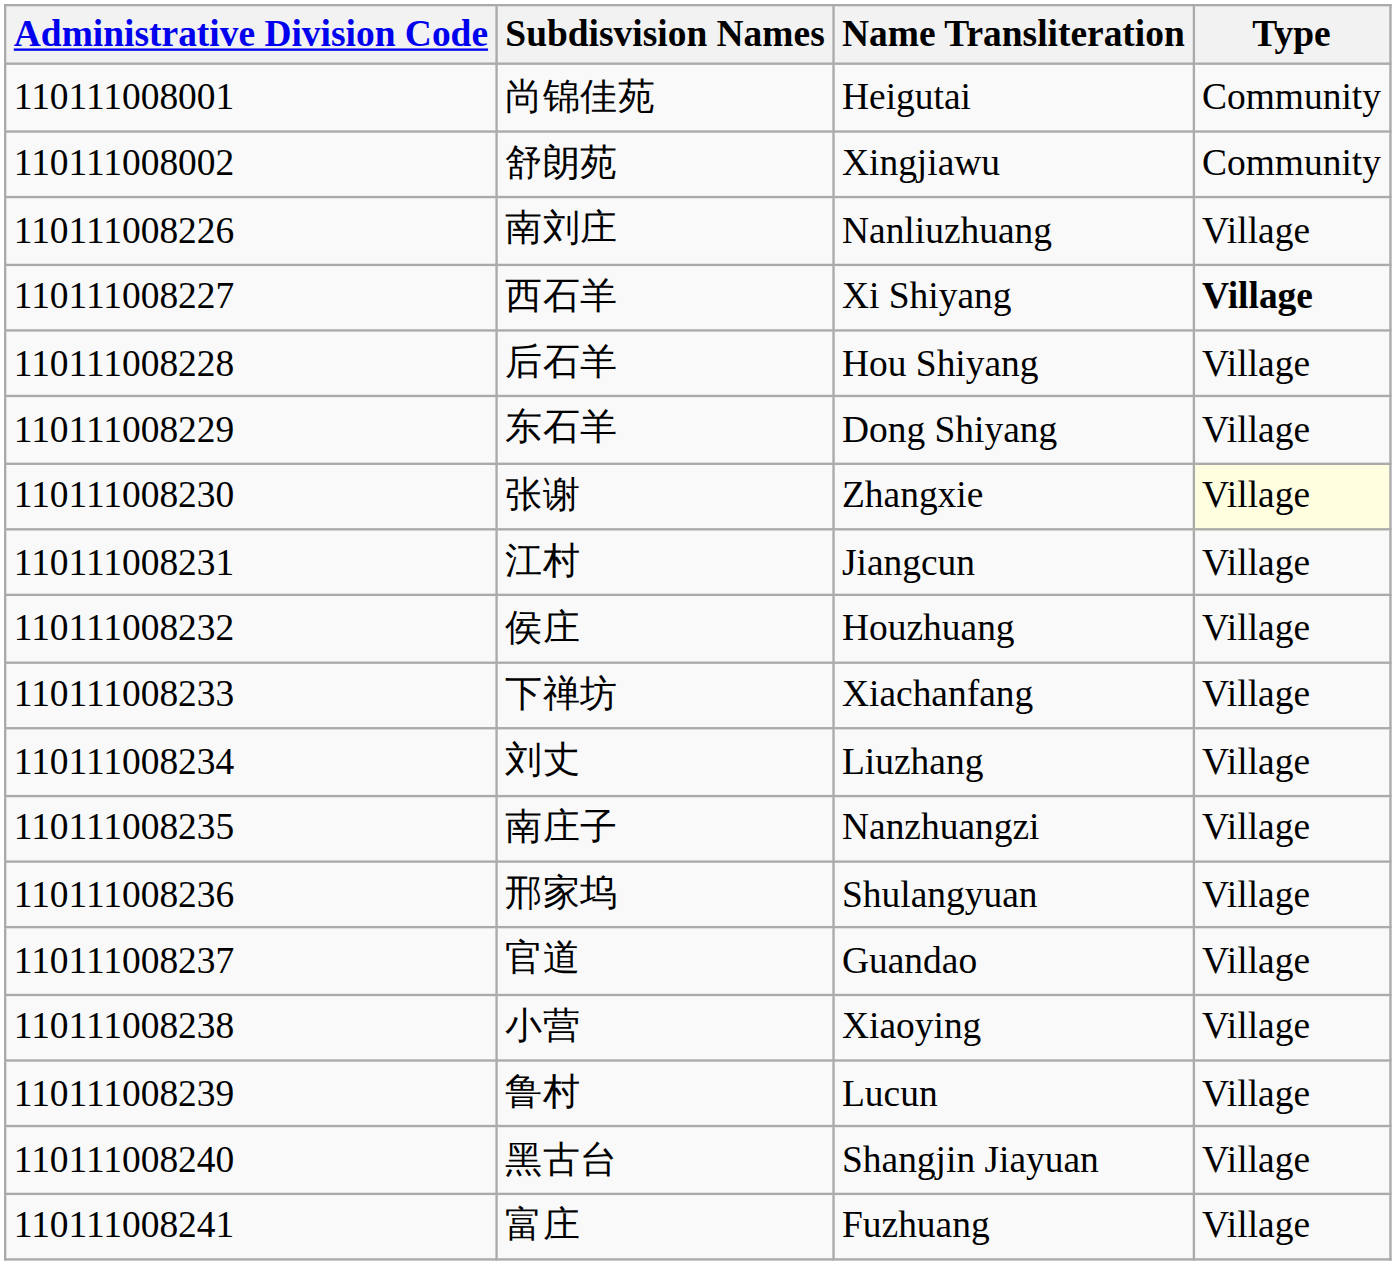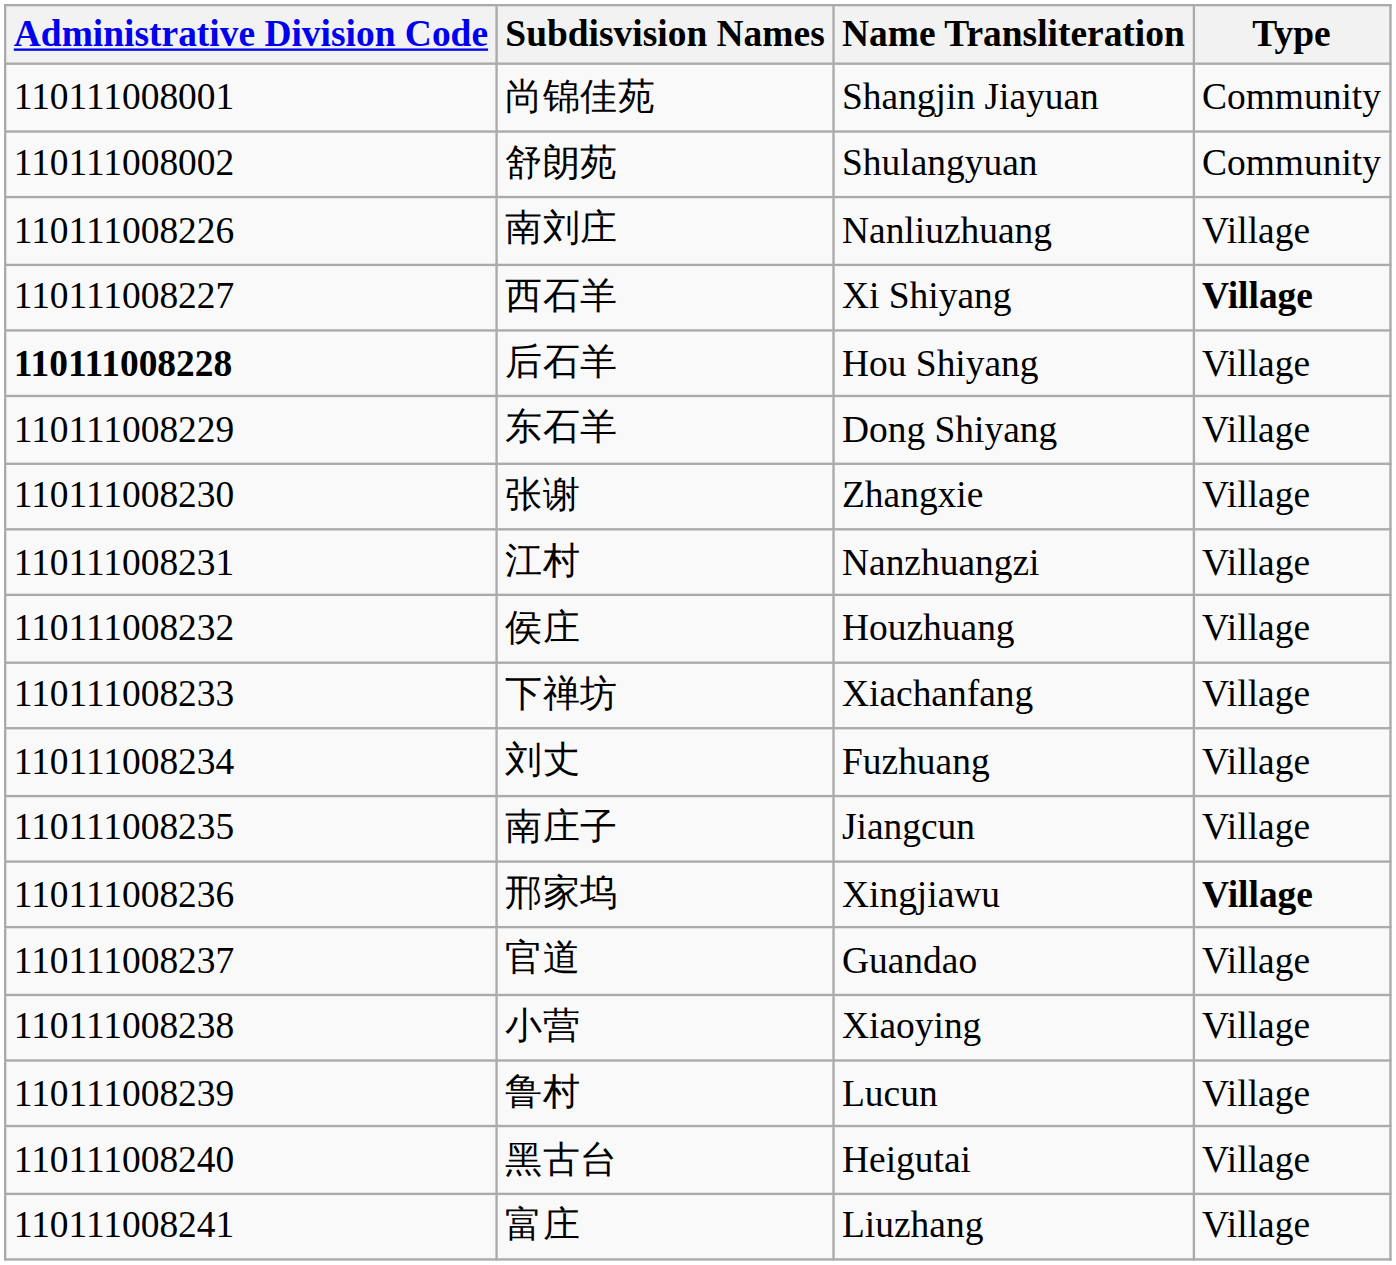(906, 97) Heigutai -> (970, 97) Shangjin Jiayuan
(921, 163) Xingjiawu -> (940, 163) Shulangyuan
(124, 362) normal -> (123, 362) bold
(1256, 495) lightyellow background -> (1256, 495) no background
(909, 561) Jiangcun -> (941, 561) Nanzhuangzi
(913, 761) Liuzhang -> (916, 761) Fuzhuang
(941, 827) Nanzhuangzi -> (909, 827) Jiangcun
(940, 893) Shulangyuan -> (921, 893) Xingjiawu
(1256, 893) normal -> (1258, 893) bold
(970, 1159) Shangjin Jiayuan -> (906, 1159) Heigutai
(916, 1225) Fuzhuang -> (913, 1225) Liuzhang
